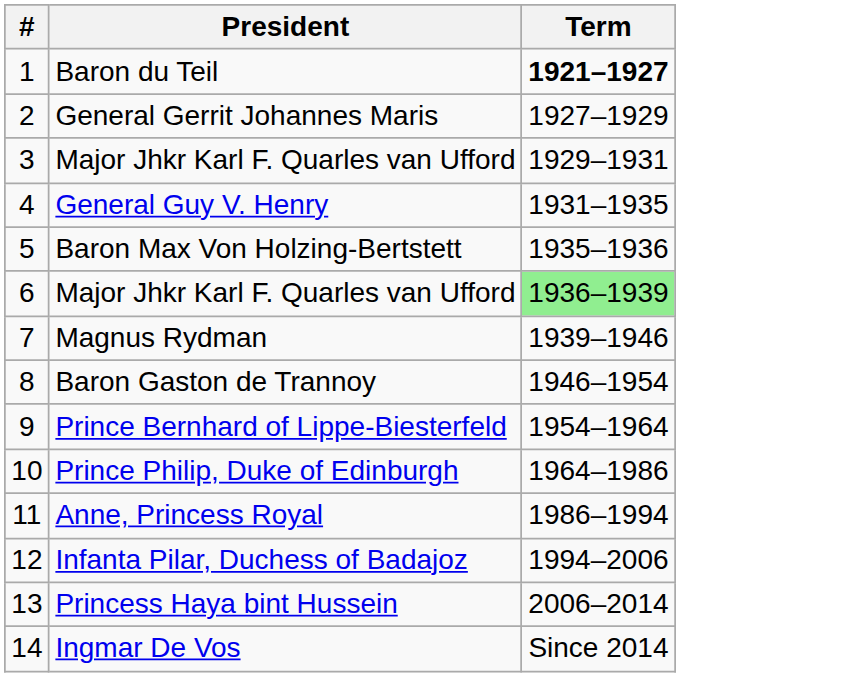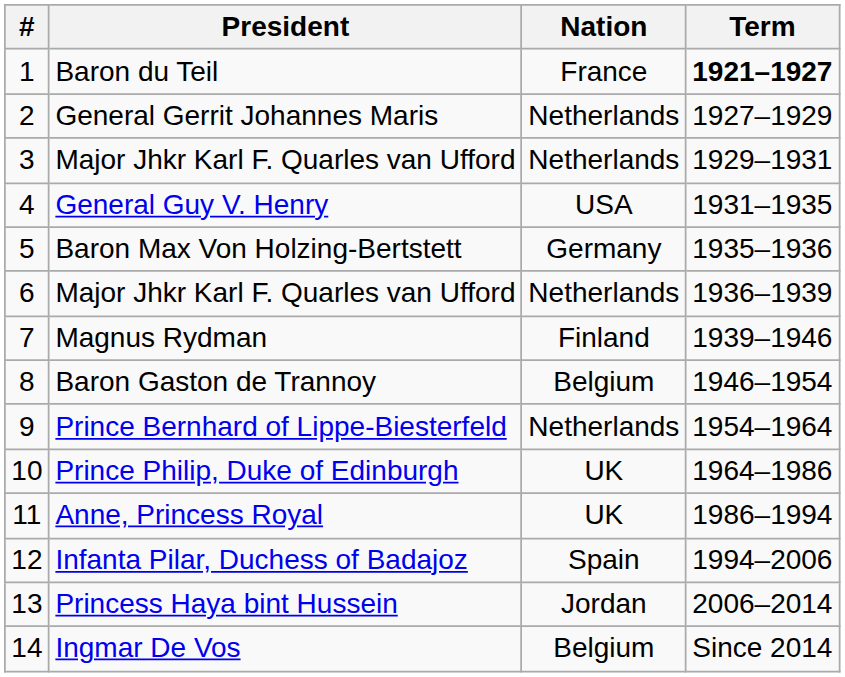+ column: (604, 26)
(598, 293) lightgreen background -> (762, 293) no background
